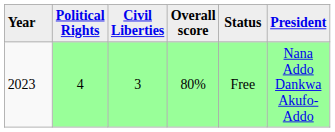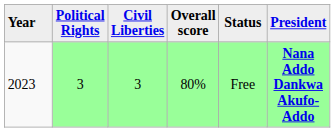(80, 84) 4 -> (80, 84) 3
(298, 84) normal -> (298, 84) bold
